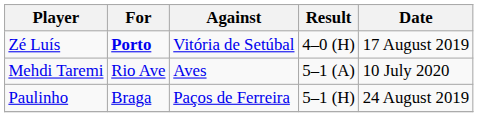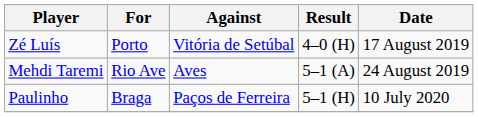(131, 44) bold -> (129, 44) normal
(406, 71) 10 July 2020 -> (416, 71) 24 August 2019
(416, 97) 24 August 2019 -> (406, 97) 10 July 2020
